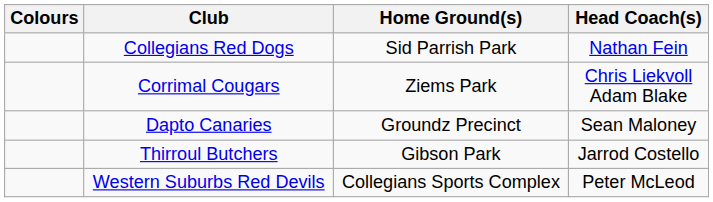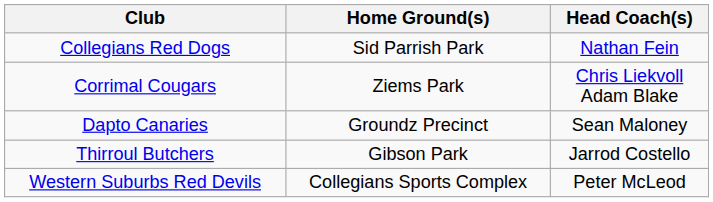- column: (44, 18)
